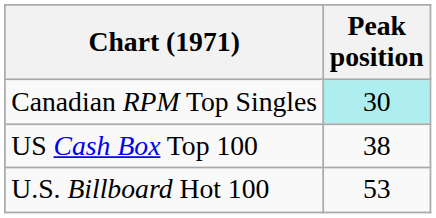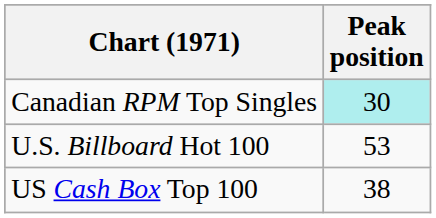rows swapped: (140, 189) <-> (135, 145)
